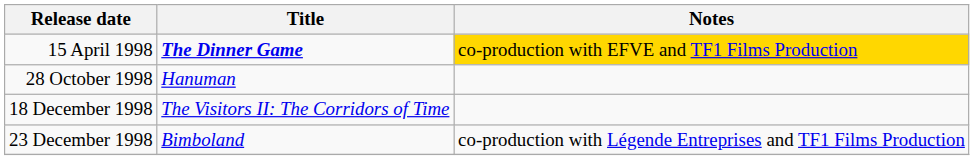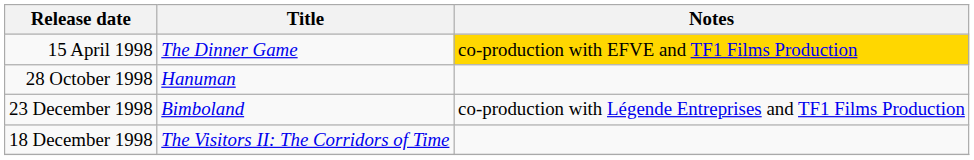(232, 49) bold -> (229, 49) normal
rows swapped: (81, 109) <-> (81, 139)
